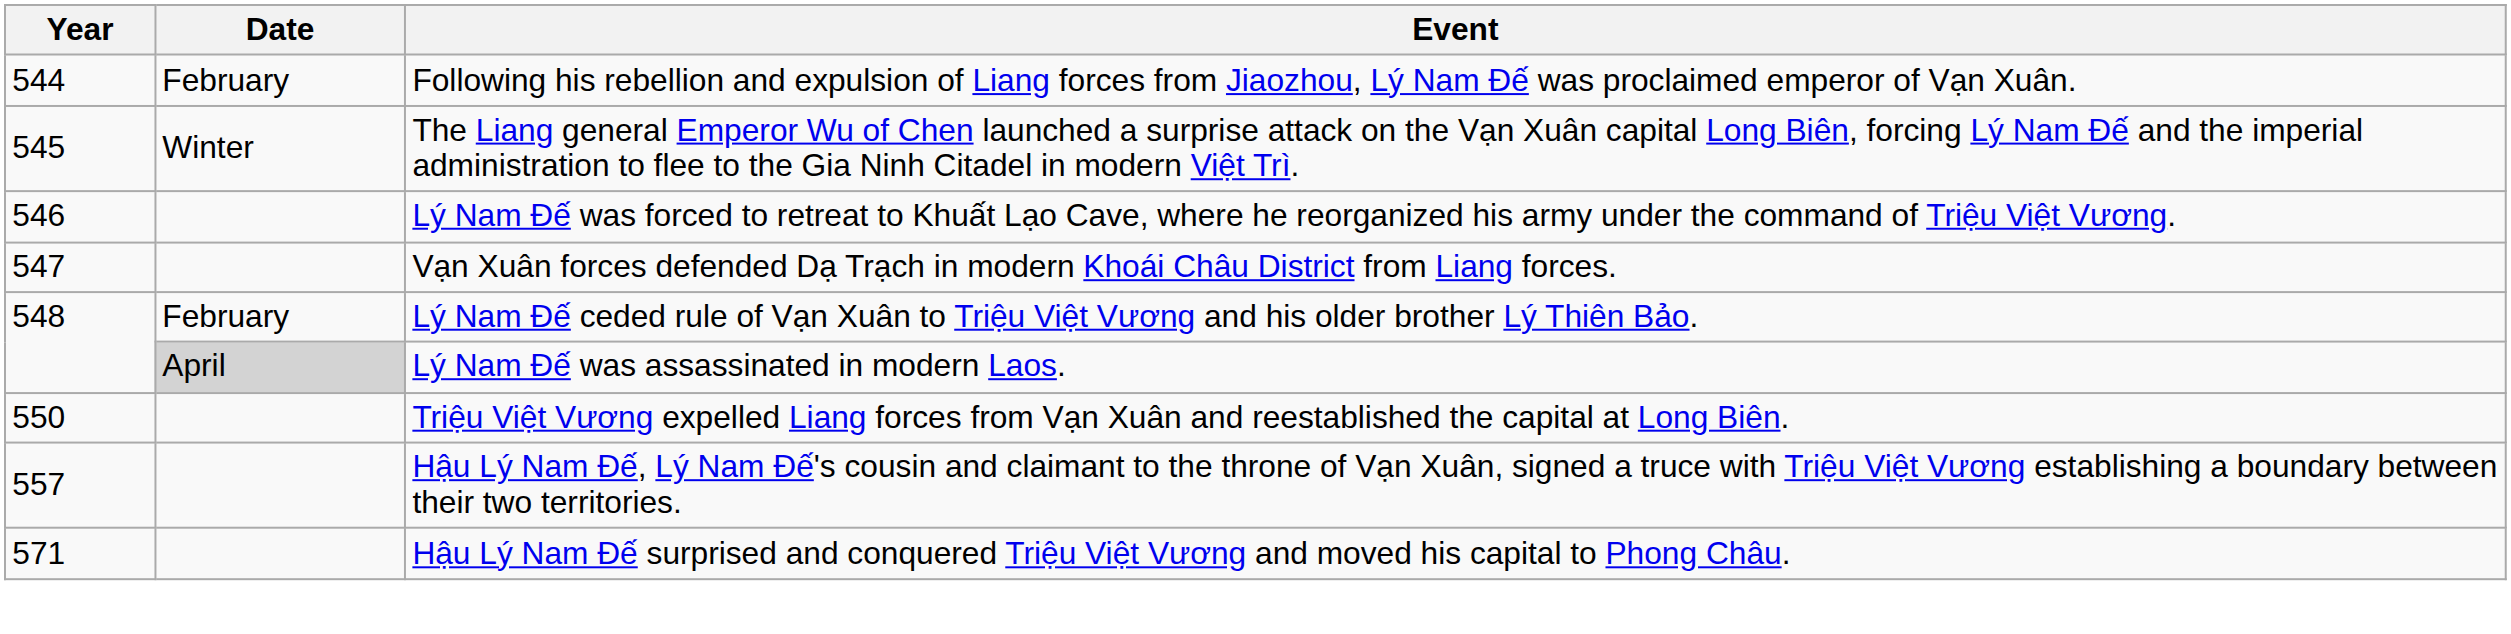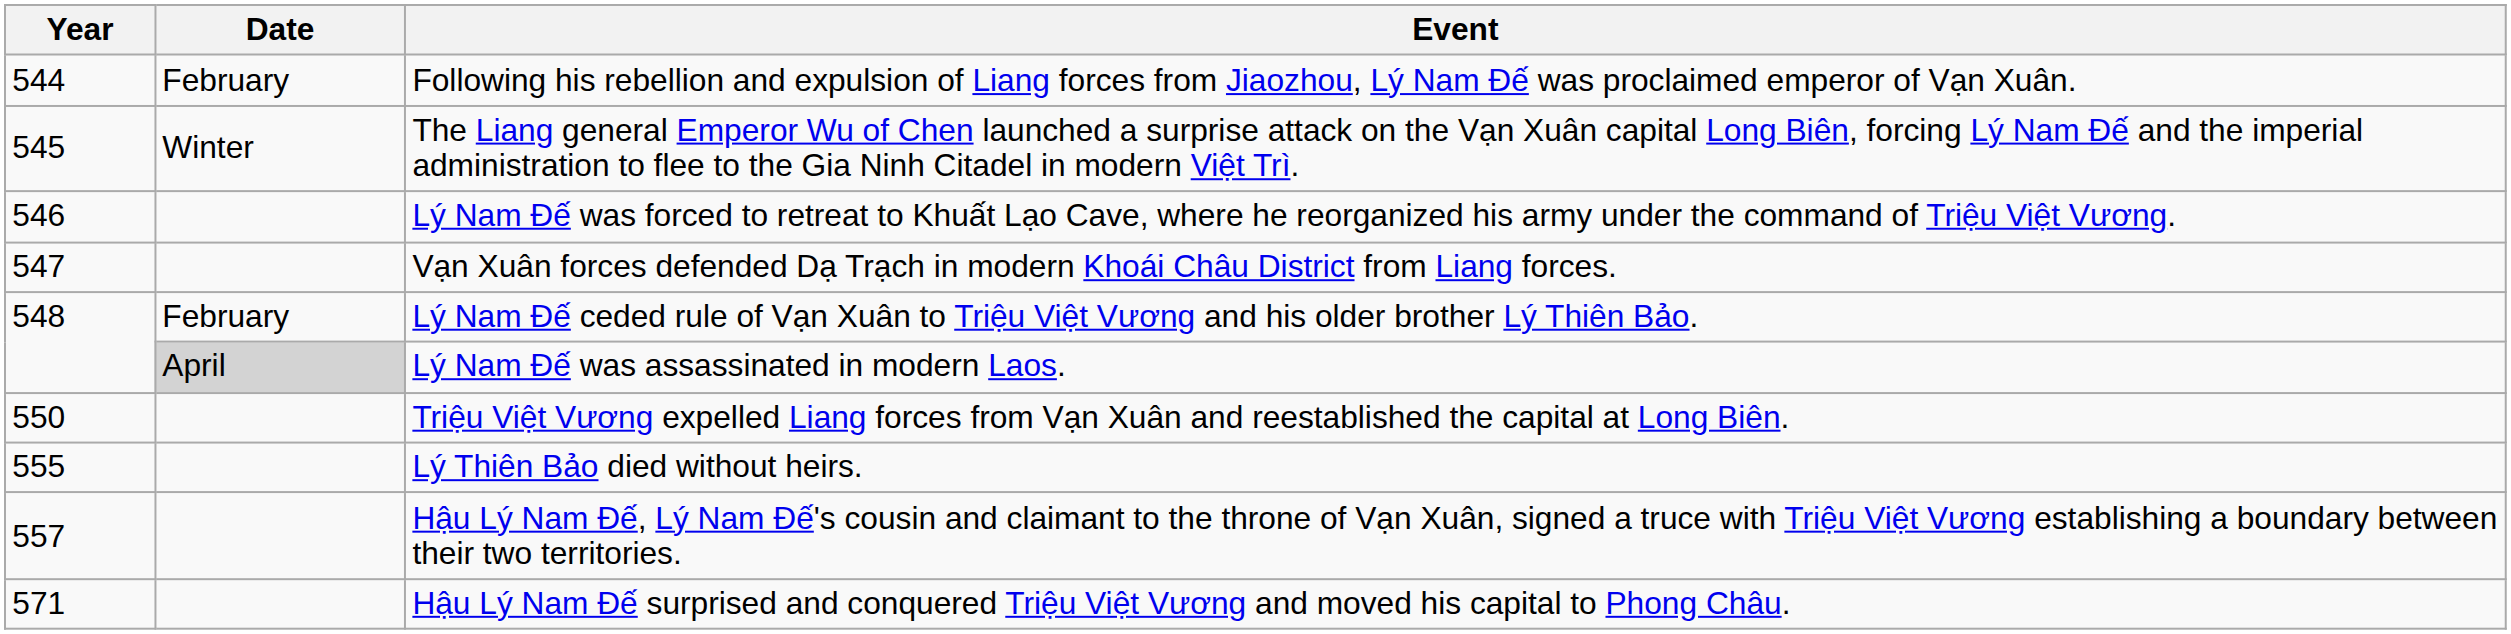+ row: (638, 467)
